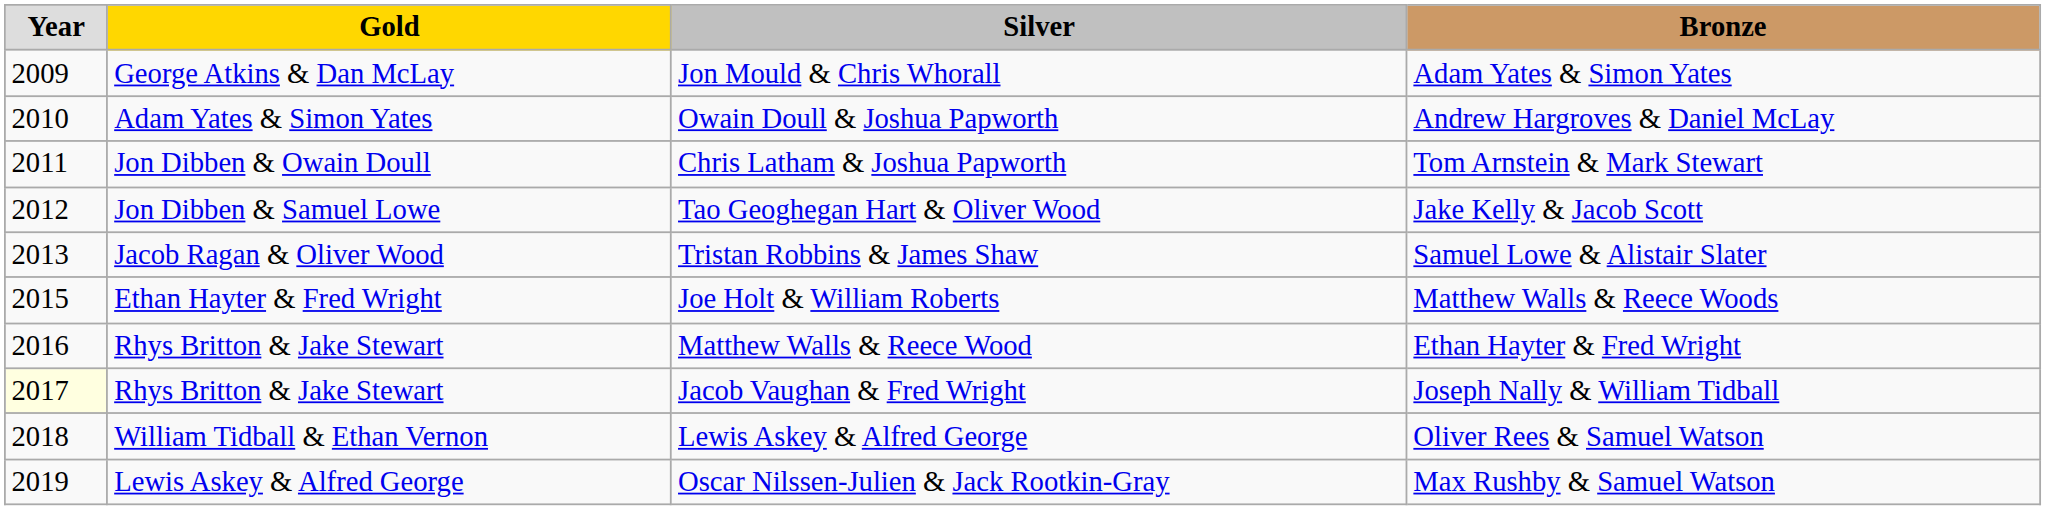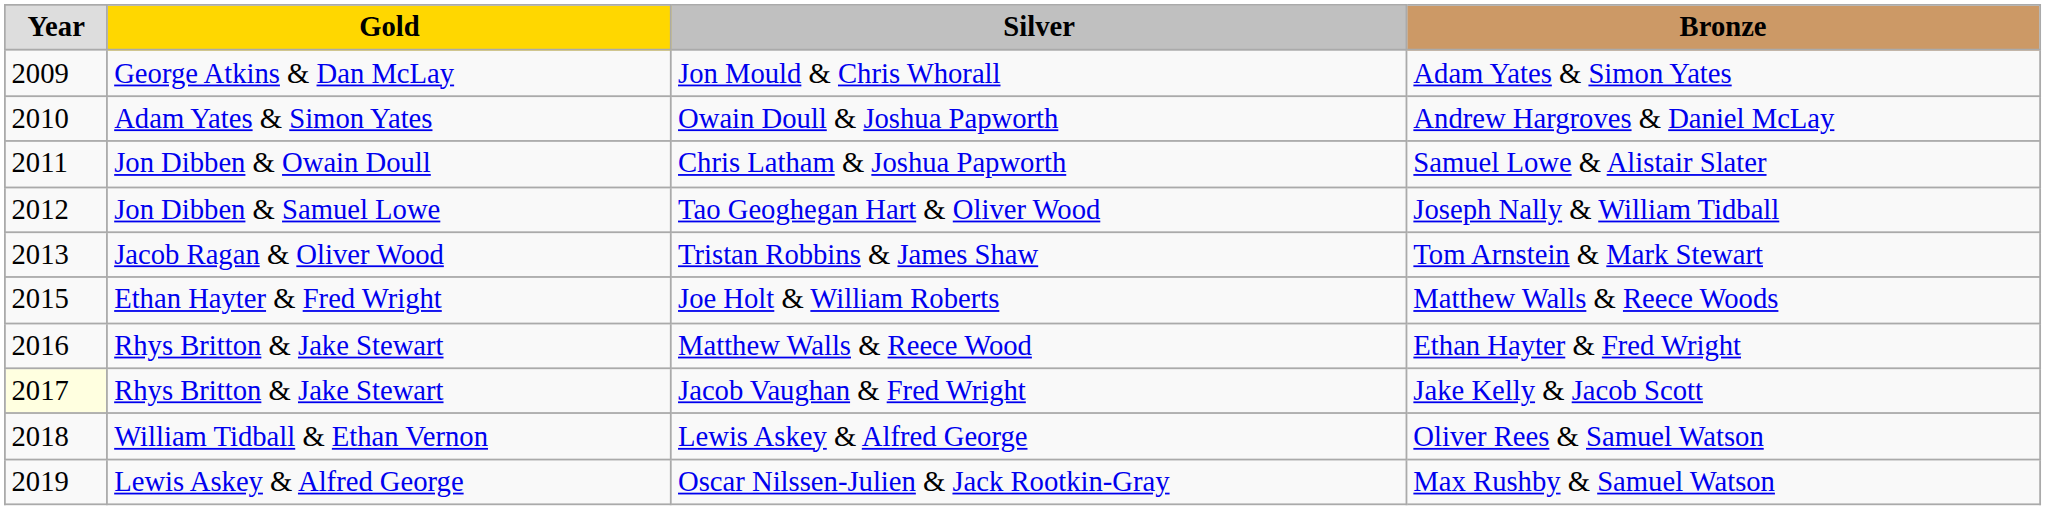(1588, 163) Tom Arnstein & Mark Stewart -> (1590, 163) Samuel Lowe & Alistair Slater
(1558, 208) Jake Kelly & Jacob Scott -> (1596, 208) Joseph Nally & William Tidball
(1590, 254) Samuel Lowe & Alistair Slater -> (1588, 254) Tom Arnstein & Mark Stewart
(1596, 390) Joseph Nally & William Tidball -> (1558, 390) Jake Kelly & Jacob Scott
